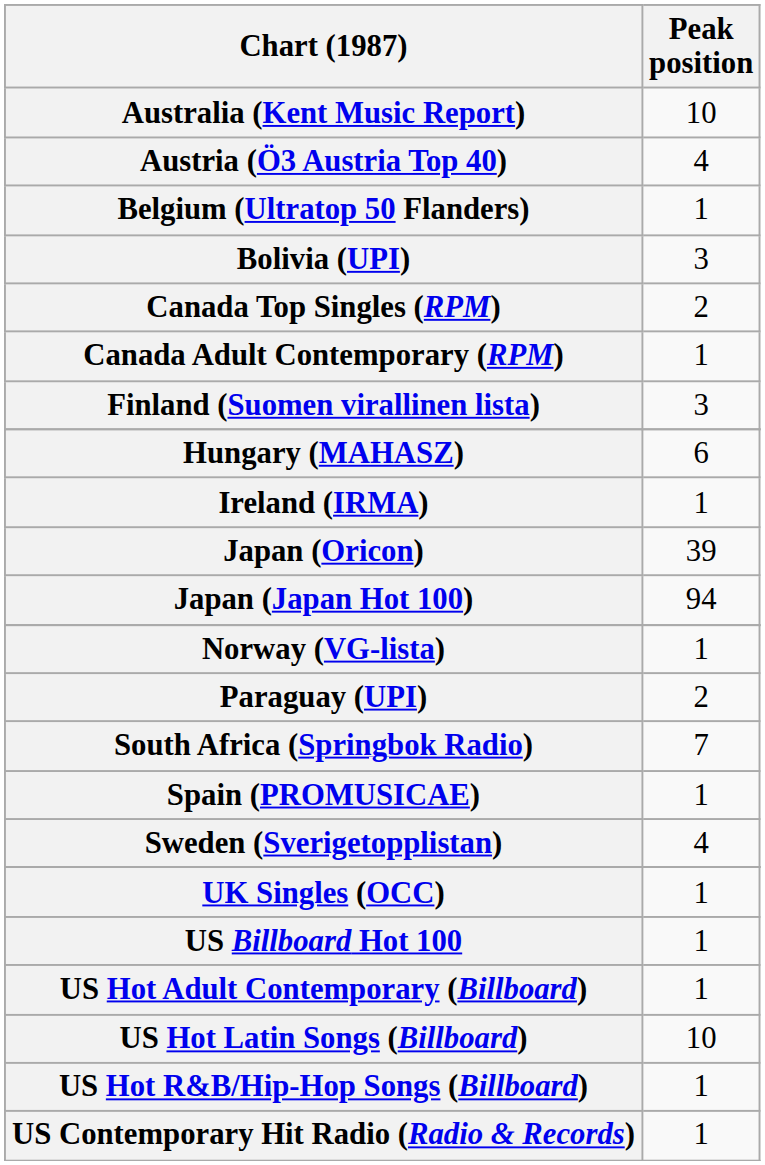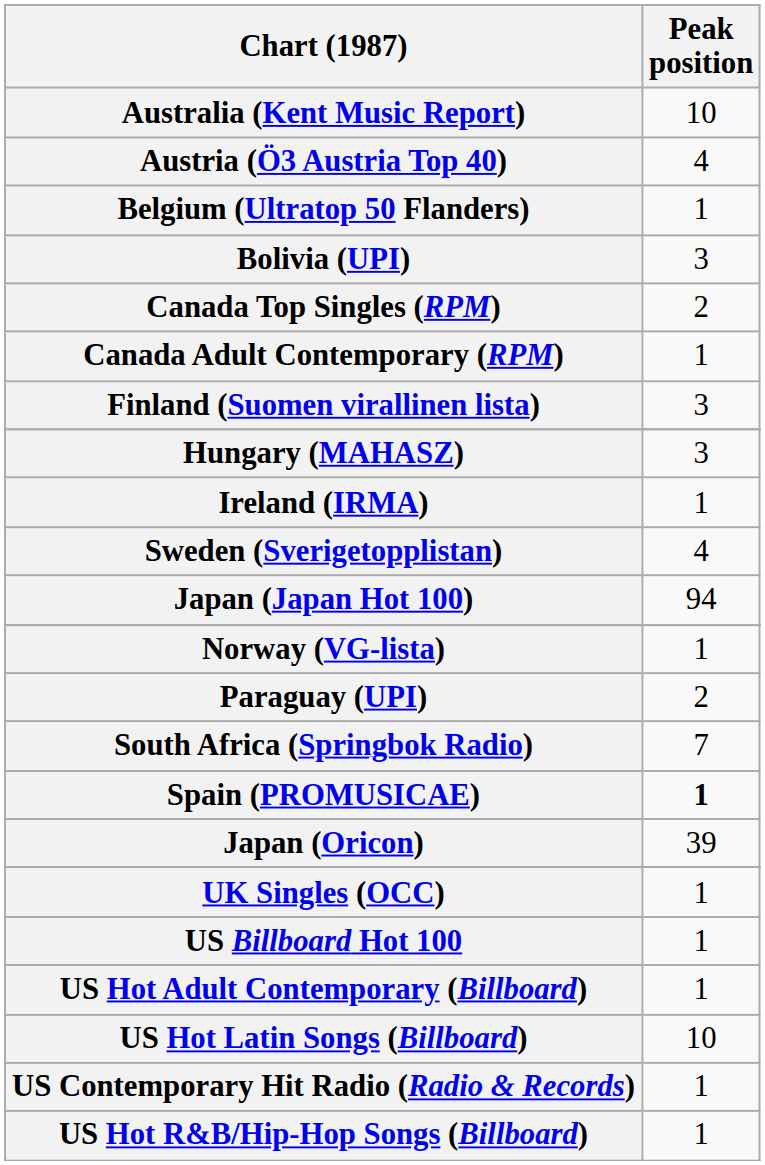(701, 453) 6 -> (701, 453) 3
rows swapped: (323, 550) <-> (323, 842)
(701, 794) normal -> (701, 794) bold
rows swapped: (323, 1086) <-> (323, 1135)
